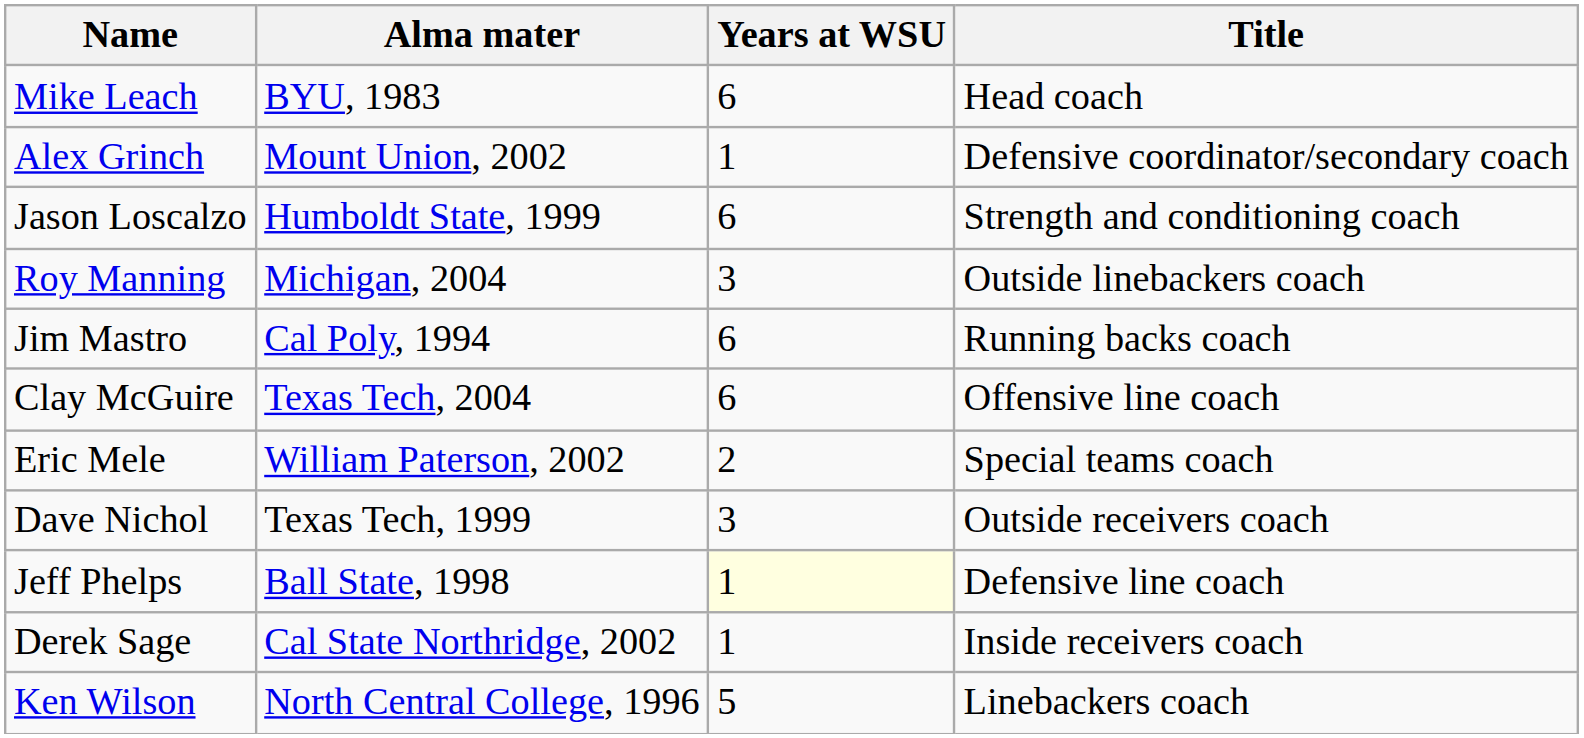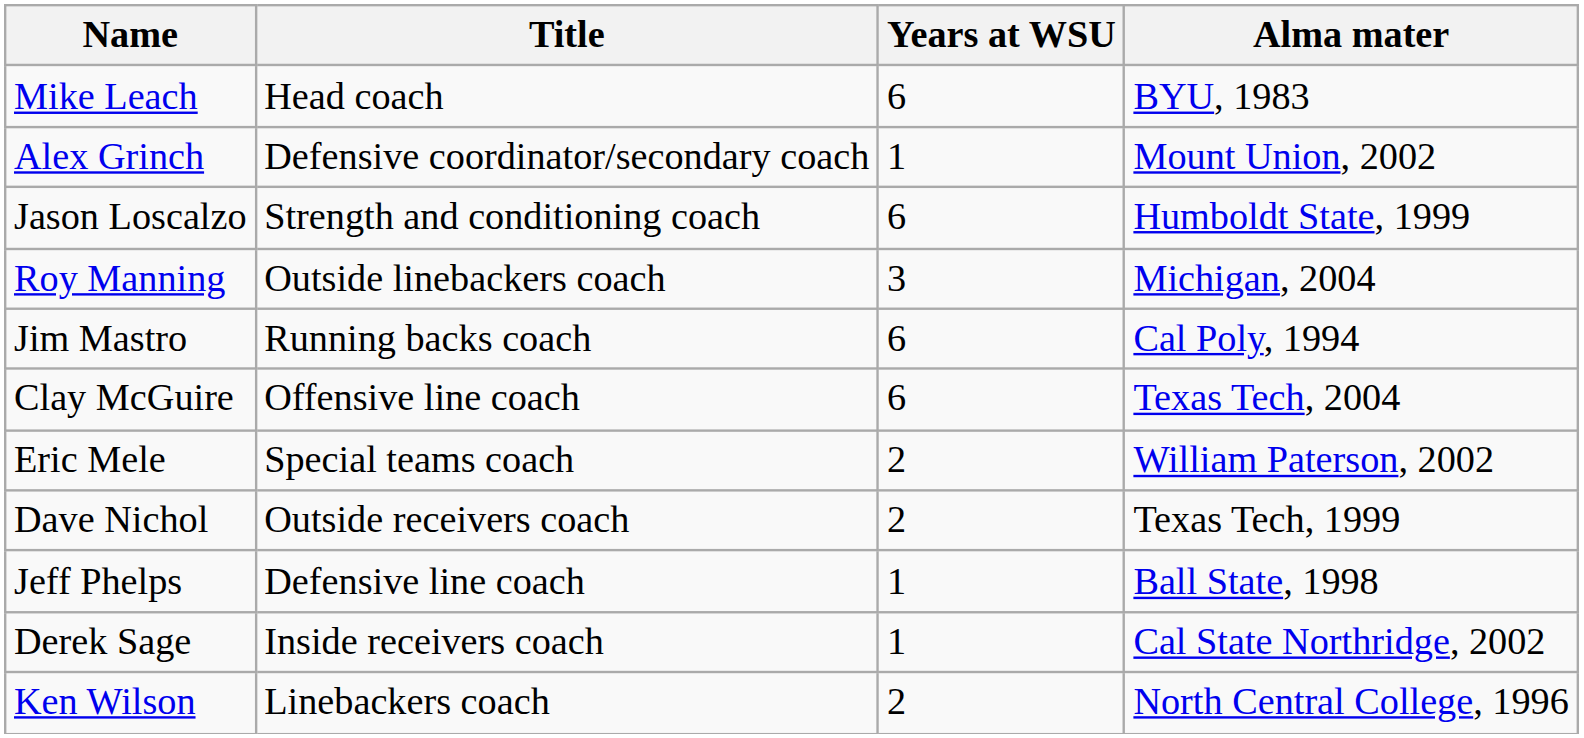columns swapped: (1266, 34) <-> (482, 34)
(727, 519) 3 -> (897, 519) 2
(727, 580) lightyellow background -> (897, 580) no background
(727, 701) 5 -> (897, 701) 2
